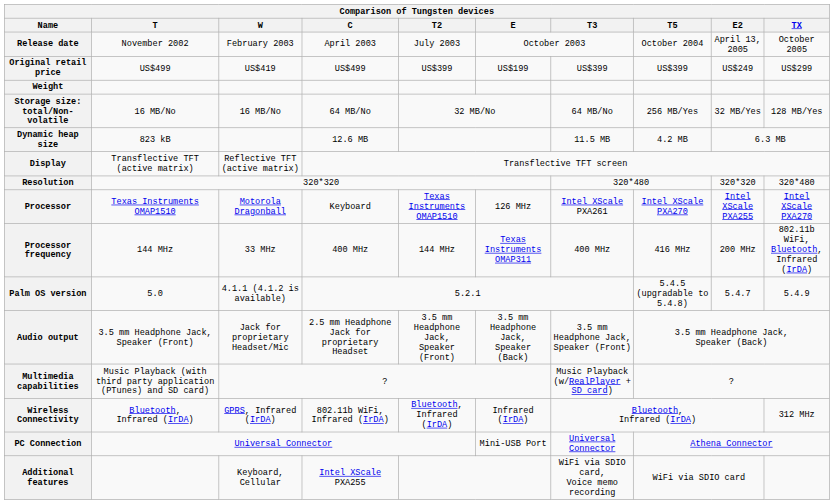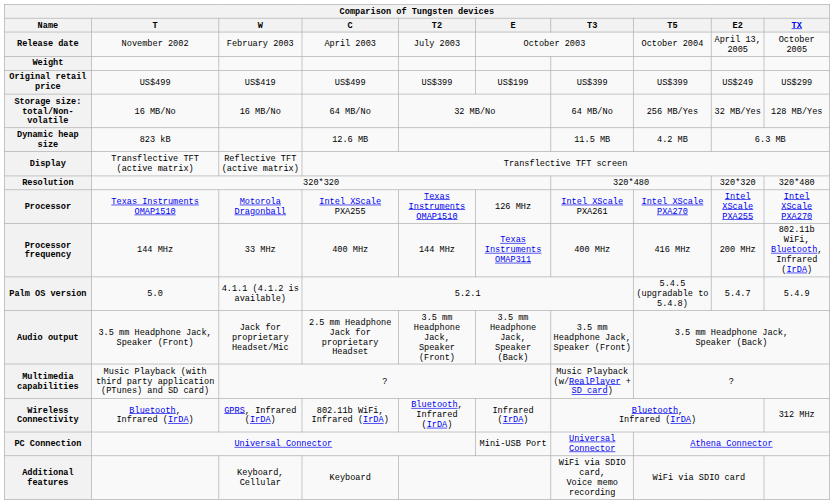rows swapped: (48, 68) <-> (48, 87)
(350, 206) Keyboard -> (350, 206) Intel XScale PXA255
(350, 478) Intel XScale PXA255 -> (350, 478) Keyboard
